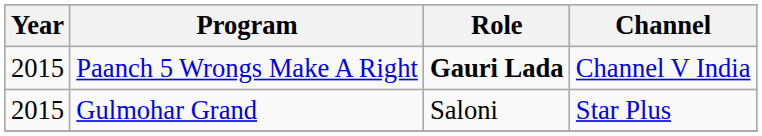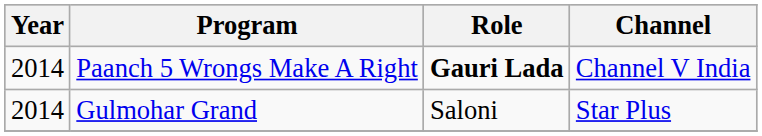(38, 67) 2015 -> (38, 67) 2014
(38, 109) 2015 -> (38, 109) 2014
